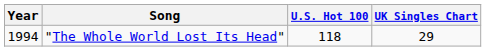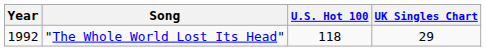(23, 36) 1994 -> (23, 36) 1992
